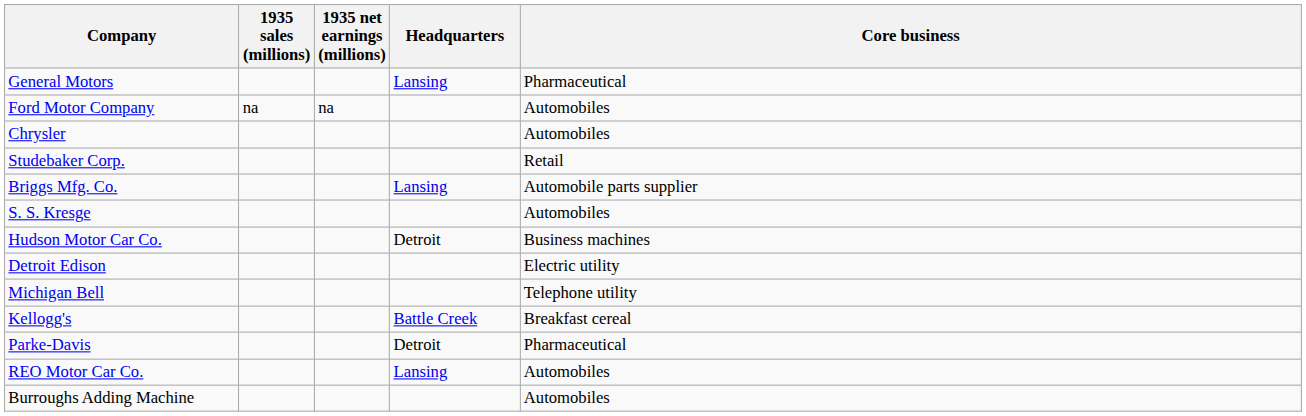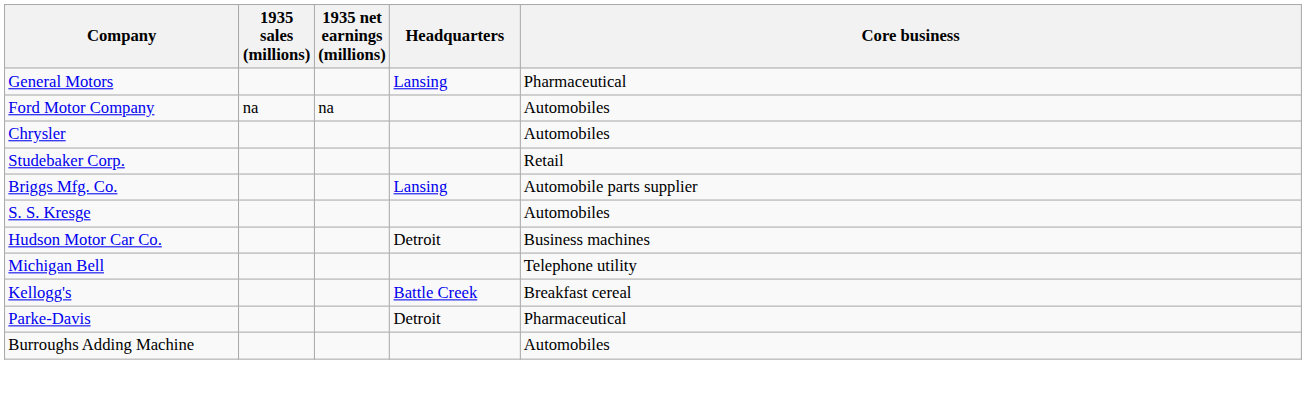- row: (57, 266)
- row: (76, 371)
